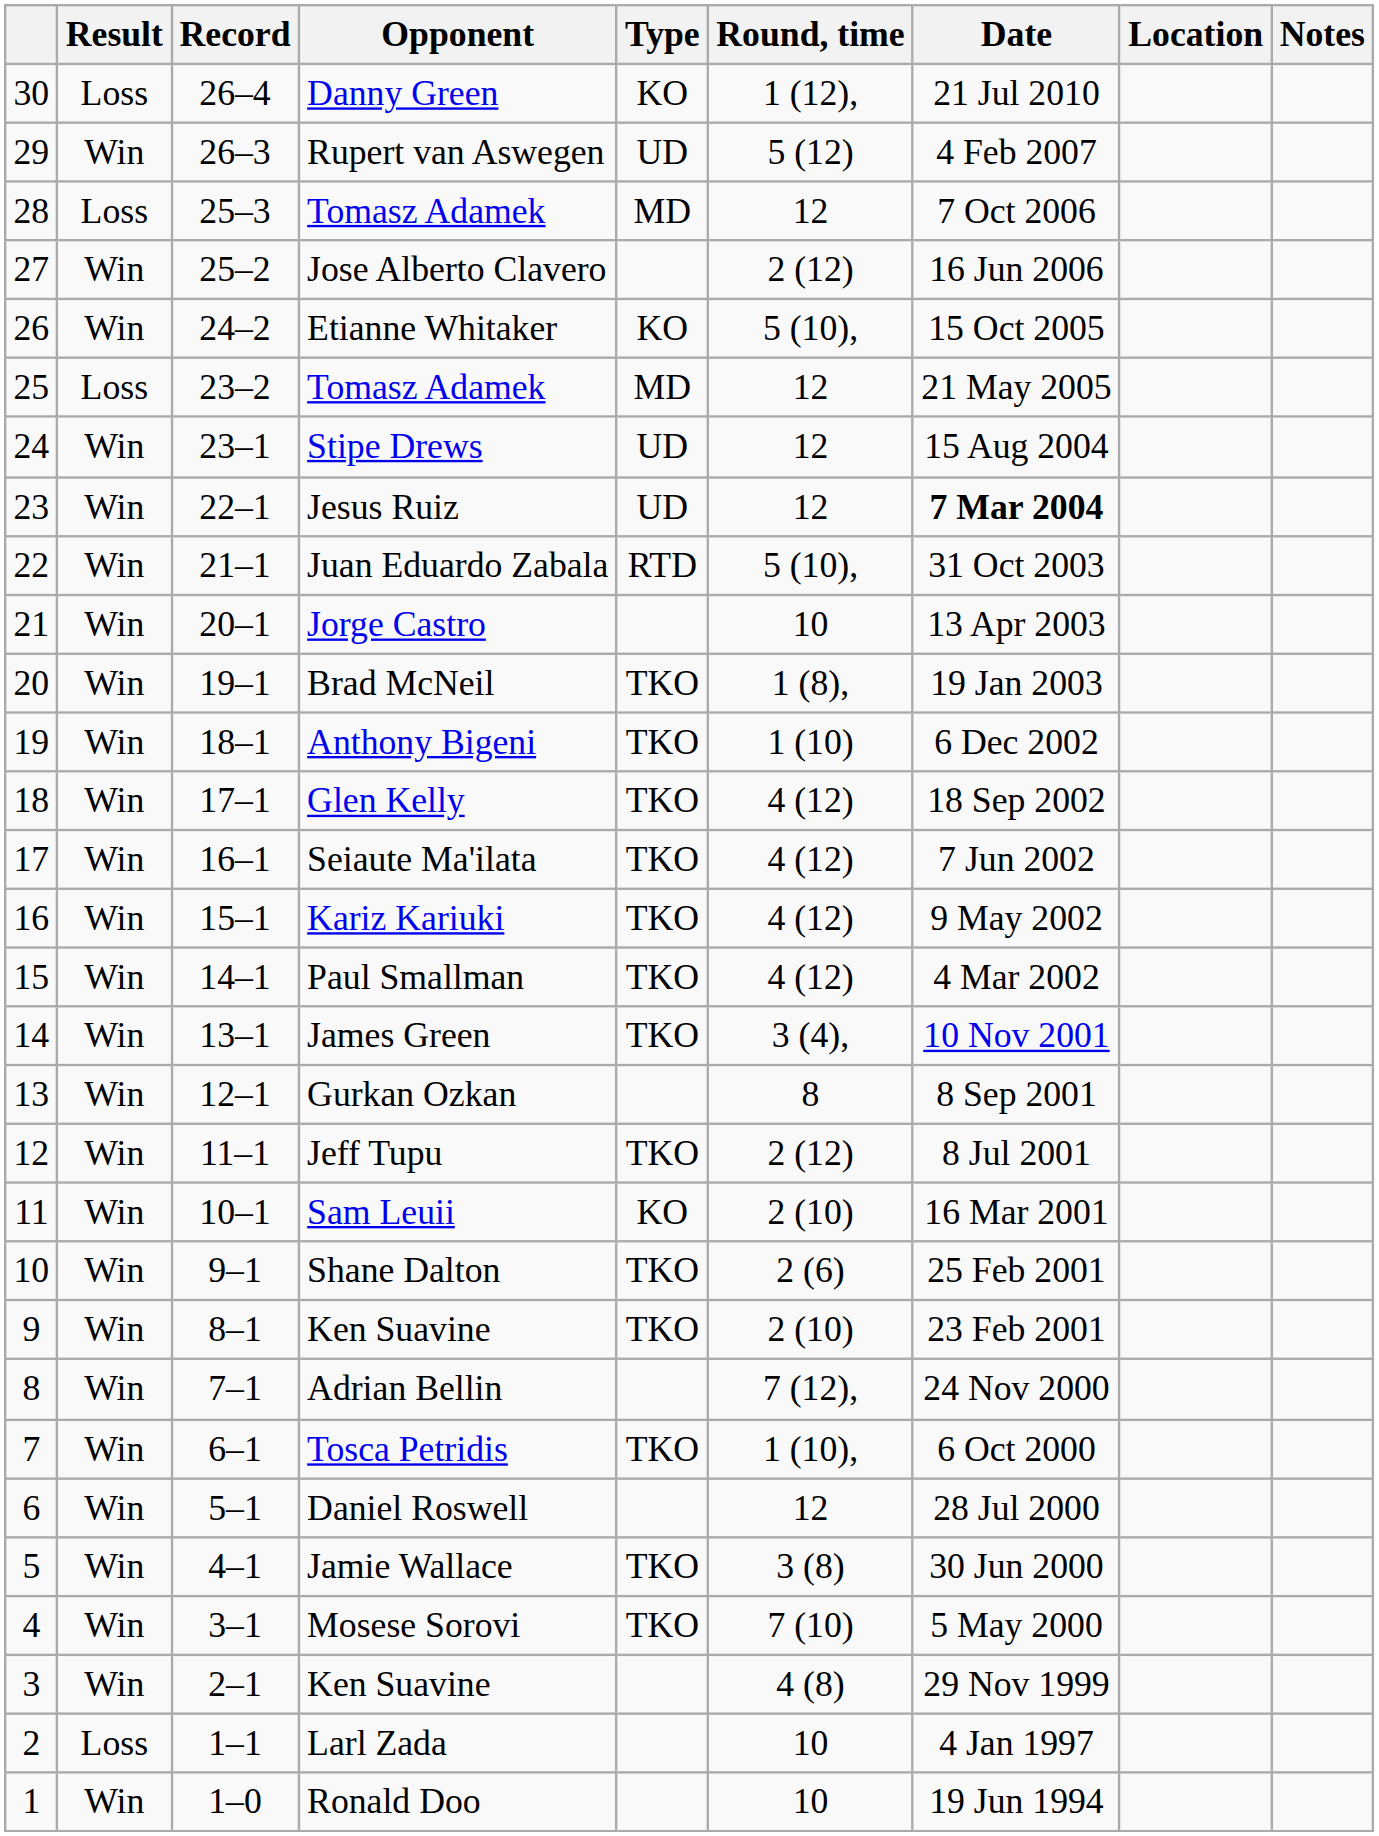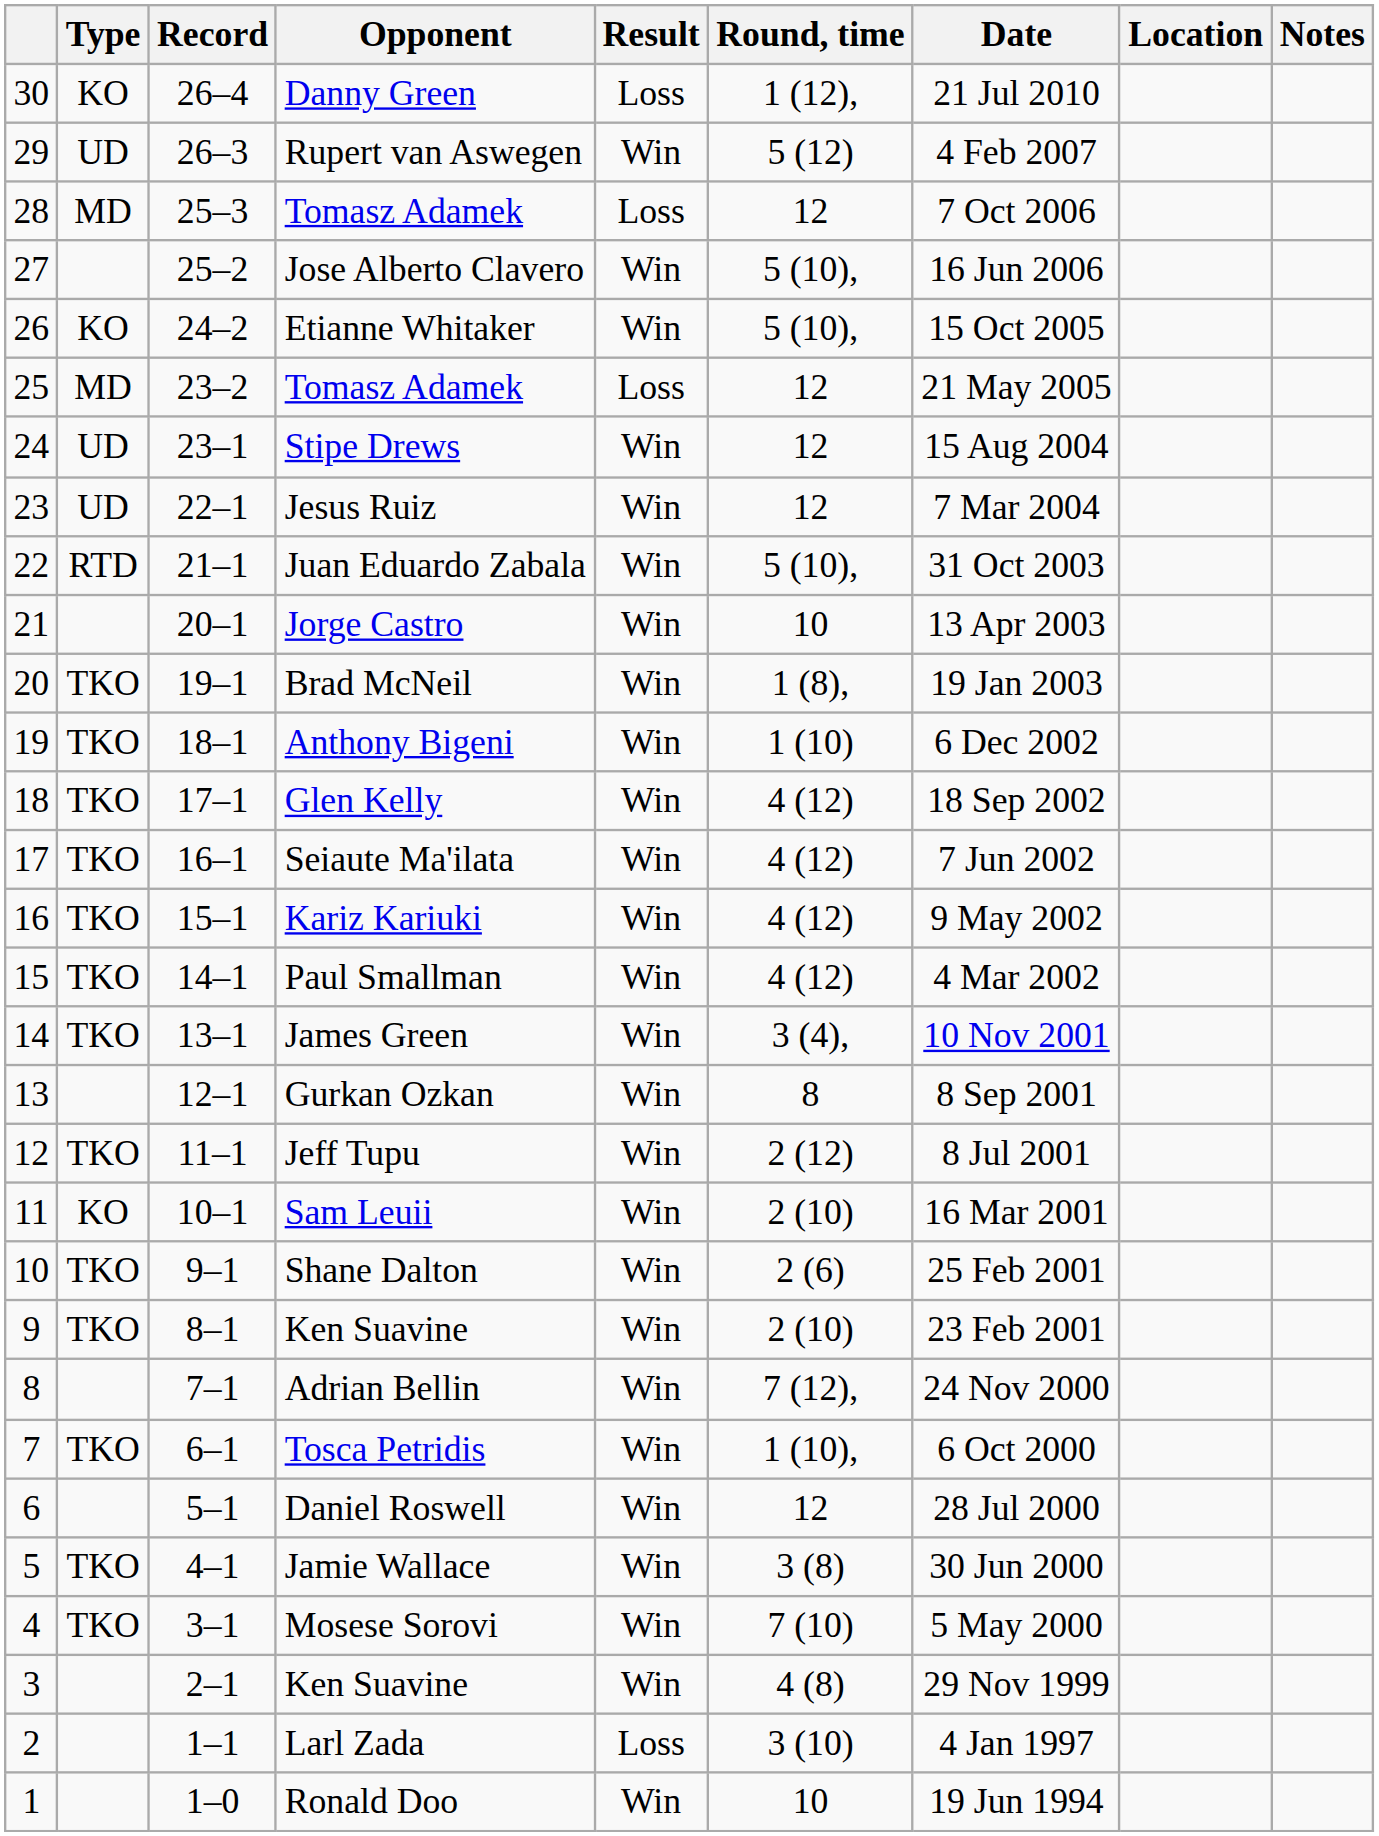columns swapped: (114, 34) <-> (662, 34)
(811, 269) 2 (12) -> (810, 269) 5 (10),
(1016, 505) bold -> (1016, 505) normal
(810, 1742) 10 -> (811, 1742) 3 (10)
